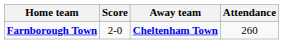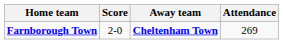(249, 30) 260 -> (249, 30) 269
